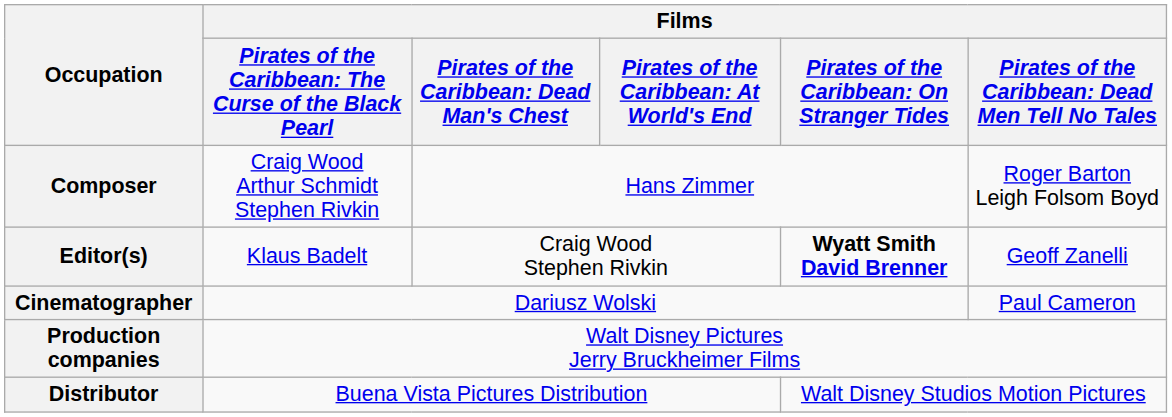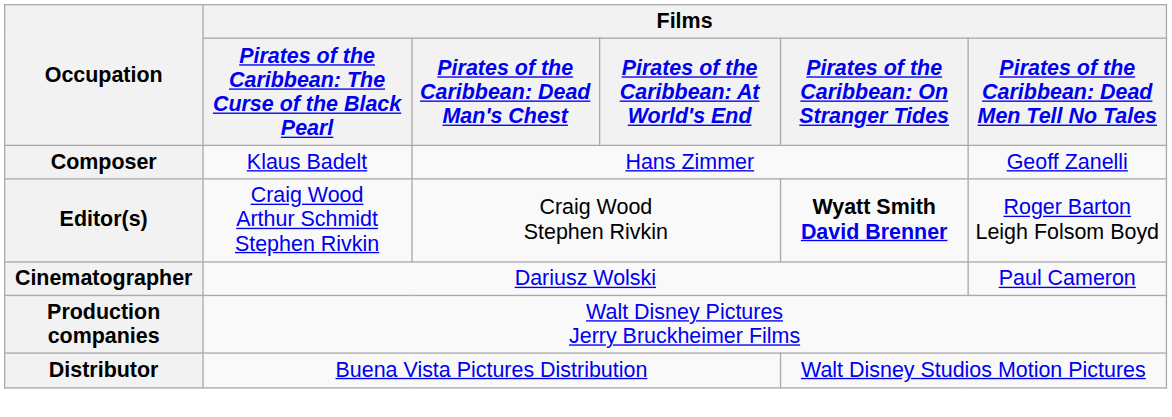(307, 185) Craig Wood Arthur Schmidt Stephen Rivkin -> (307, 161) Klaus Badelt
(1067, 185) Roger Barton Leigh Folsom Boyd -> (1067, 161) Geoff Zanelli
(307, 256) Klaus Badelt -> (307, 219) Craig Wood Arthur Schmidt Stephen Rivkin
(1067, 256) Geoff Zanelli -> (1067, 219) Roger Barton Leigh Folsom Boyd
